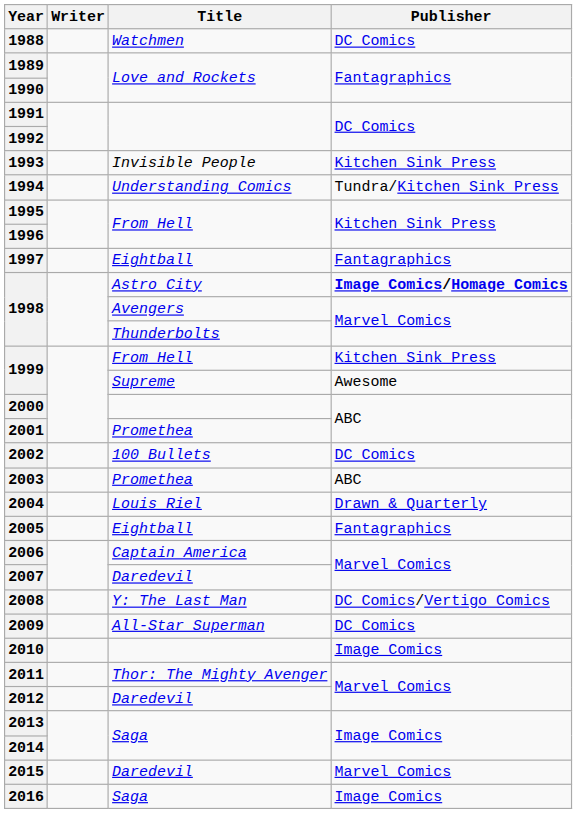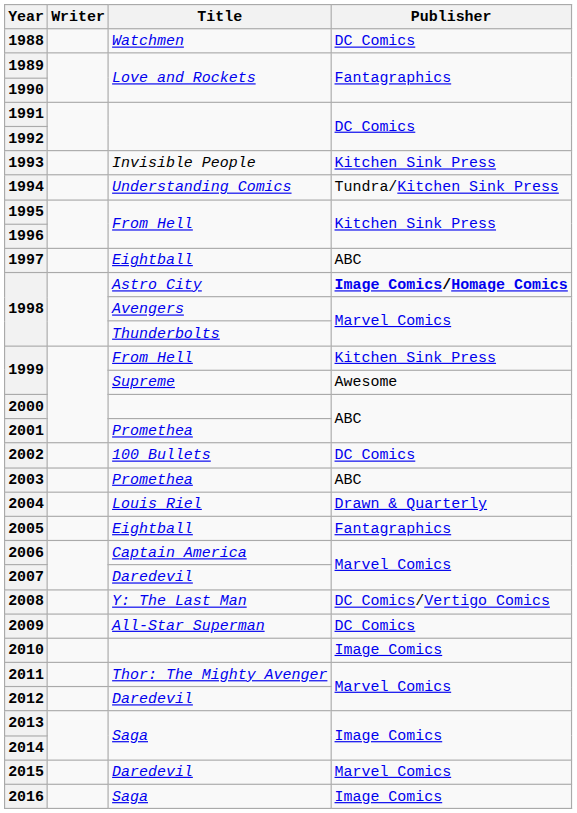(393, 260) Fantagraphics -> (348, 260) ABC
